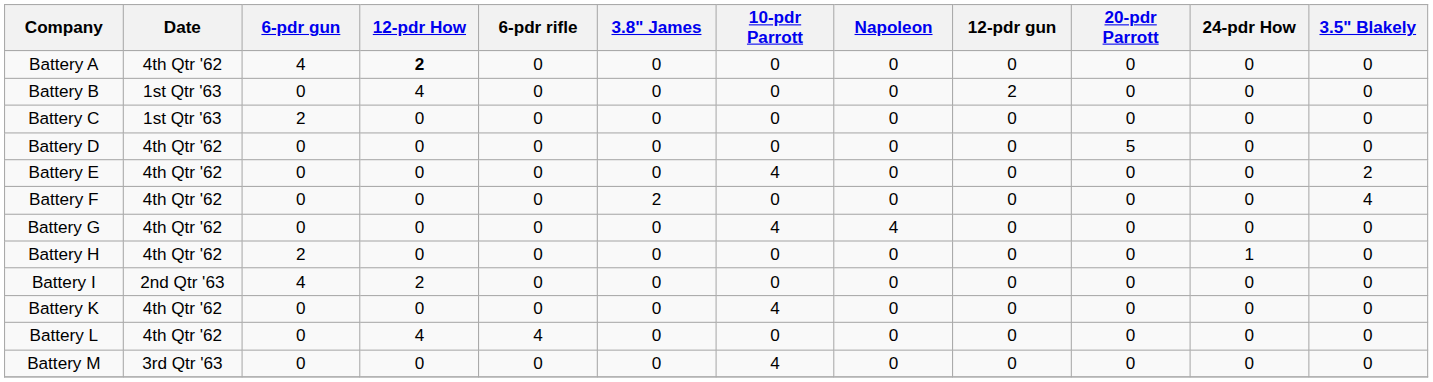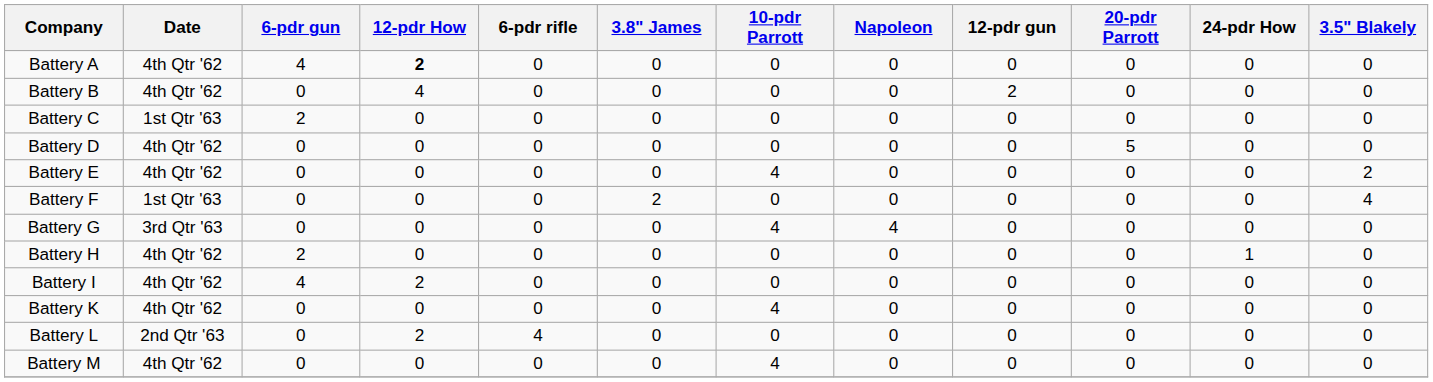(182, 91) 1st Qtr '63 -> (182, 91) 4th Qtr '62
(182, 200) 4th Qtr '62 -> (182, 200) 1st Qtr '63
(182, 227) 4th Qtr '62 -> (182, 227) 3rd Qtr '63
(182, 281) 2nd Qtr '63 -> (182, 281) 4th Qtr '62
(182, 335) 4th Qtr '62 -> (182, 335) 2nd Qtr '63
(419, 335) 4 -> (419, 335) 2
(182, 363) 3rd Qtr '63 -> (182, 363) 4th Qtr '62
